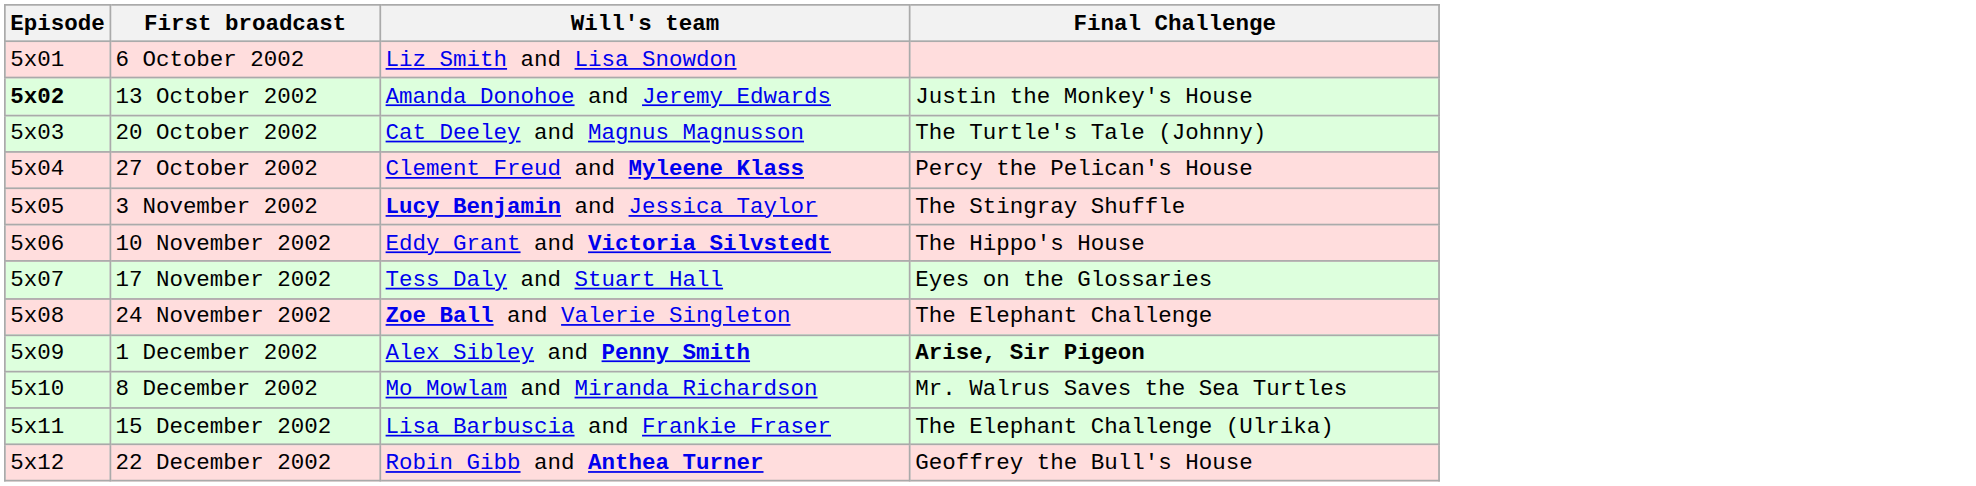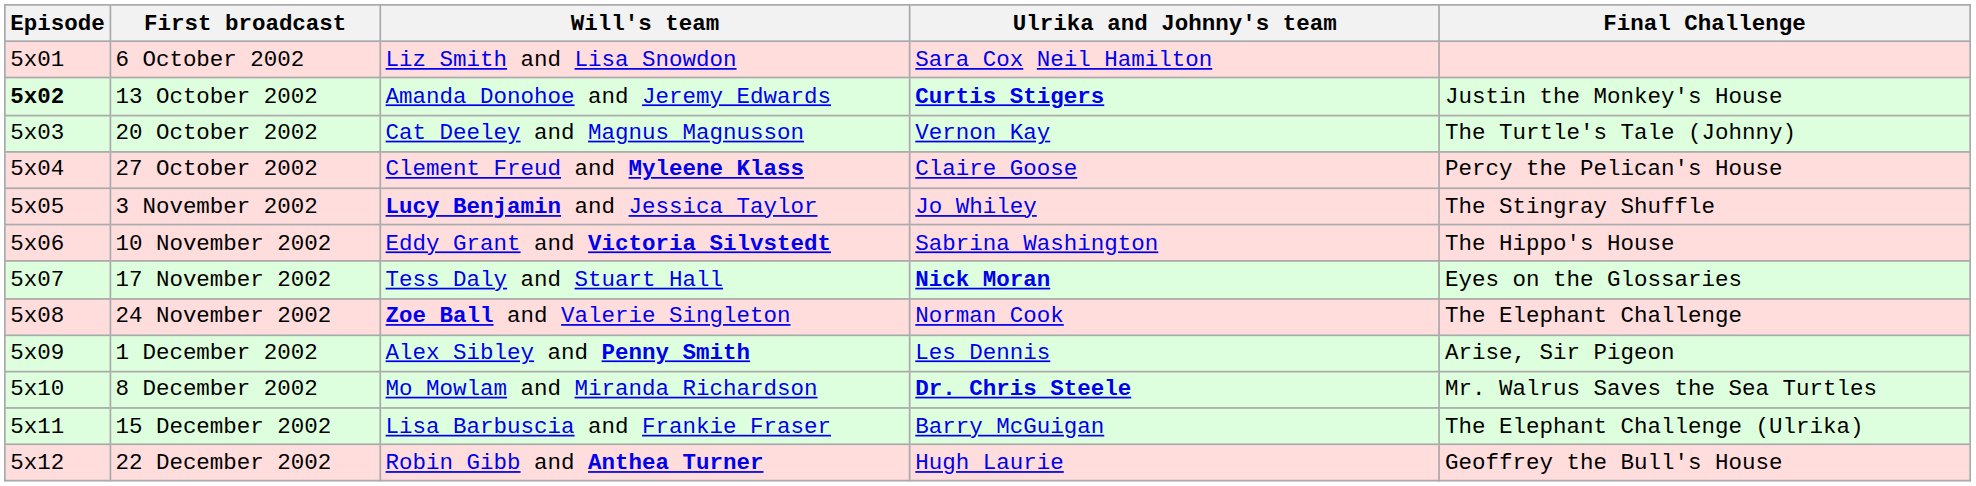+ column: (1175, 23)
(1030, 353) bold -> (1560, 353) normal
